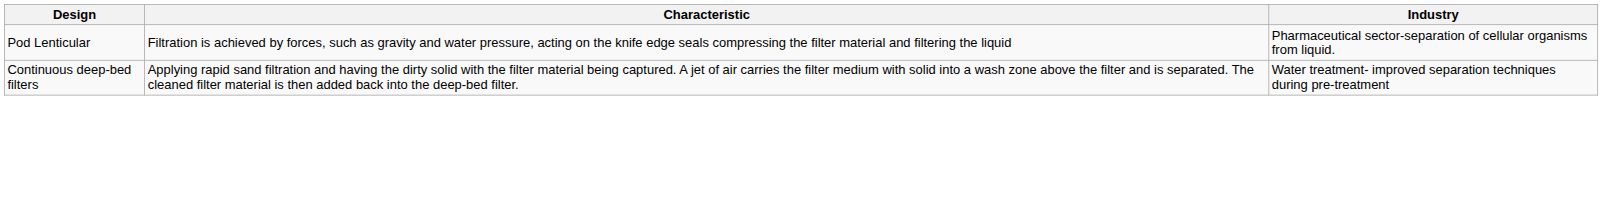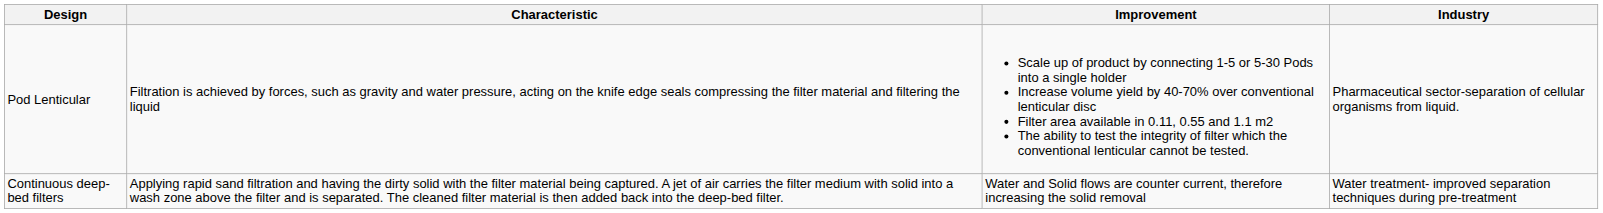+ column: (1156, 14)
